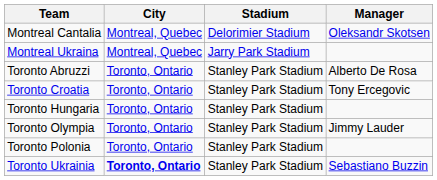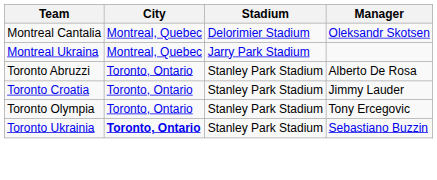(369, 90) Tony Ercegovic -> (366, 90) Jimmy Lauder
- row: (53, 109)
(366, 128) Jimmy Lauder -> (369, 109) Tony Ercegovic
- row: (49, 147)
